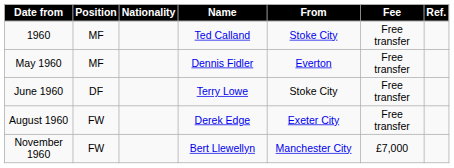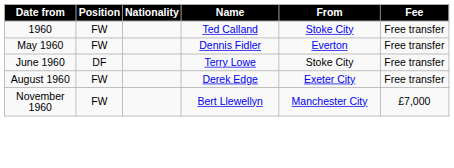- column: (436, 13)
(96, 36) MF -> (99, 30) FW
(96, 64) MF -> (99, 46) FW
